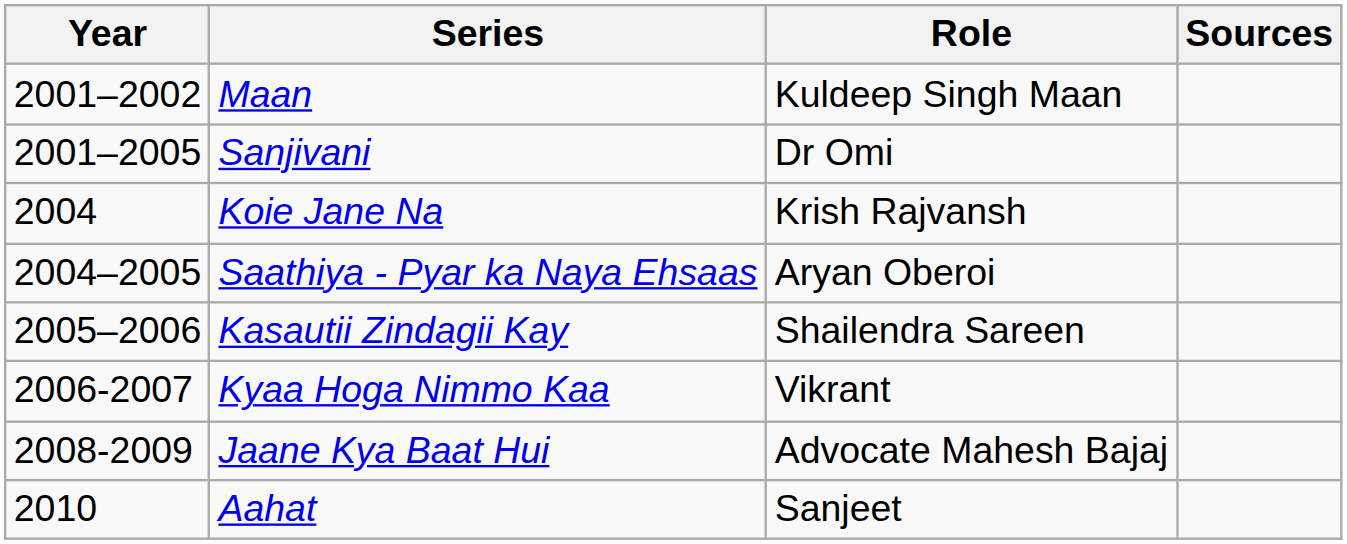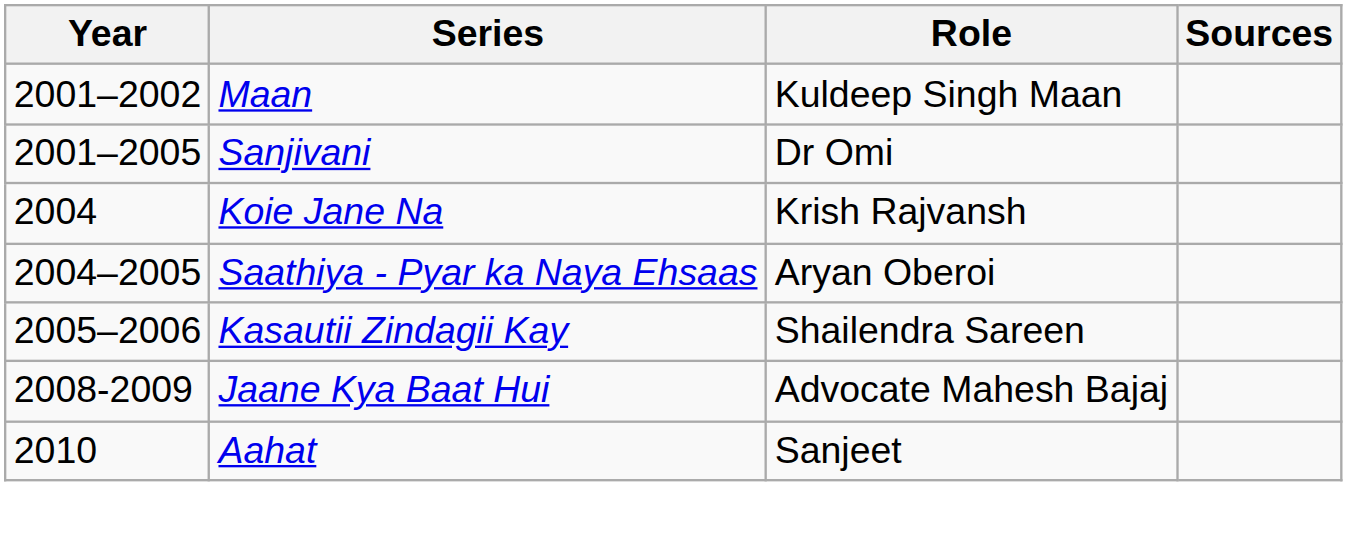- row: (414, 390)
